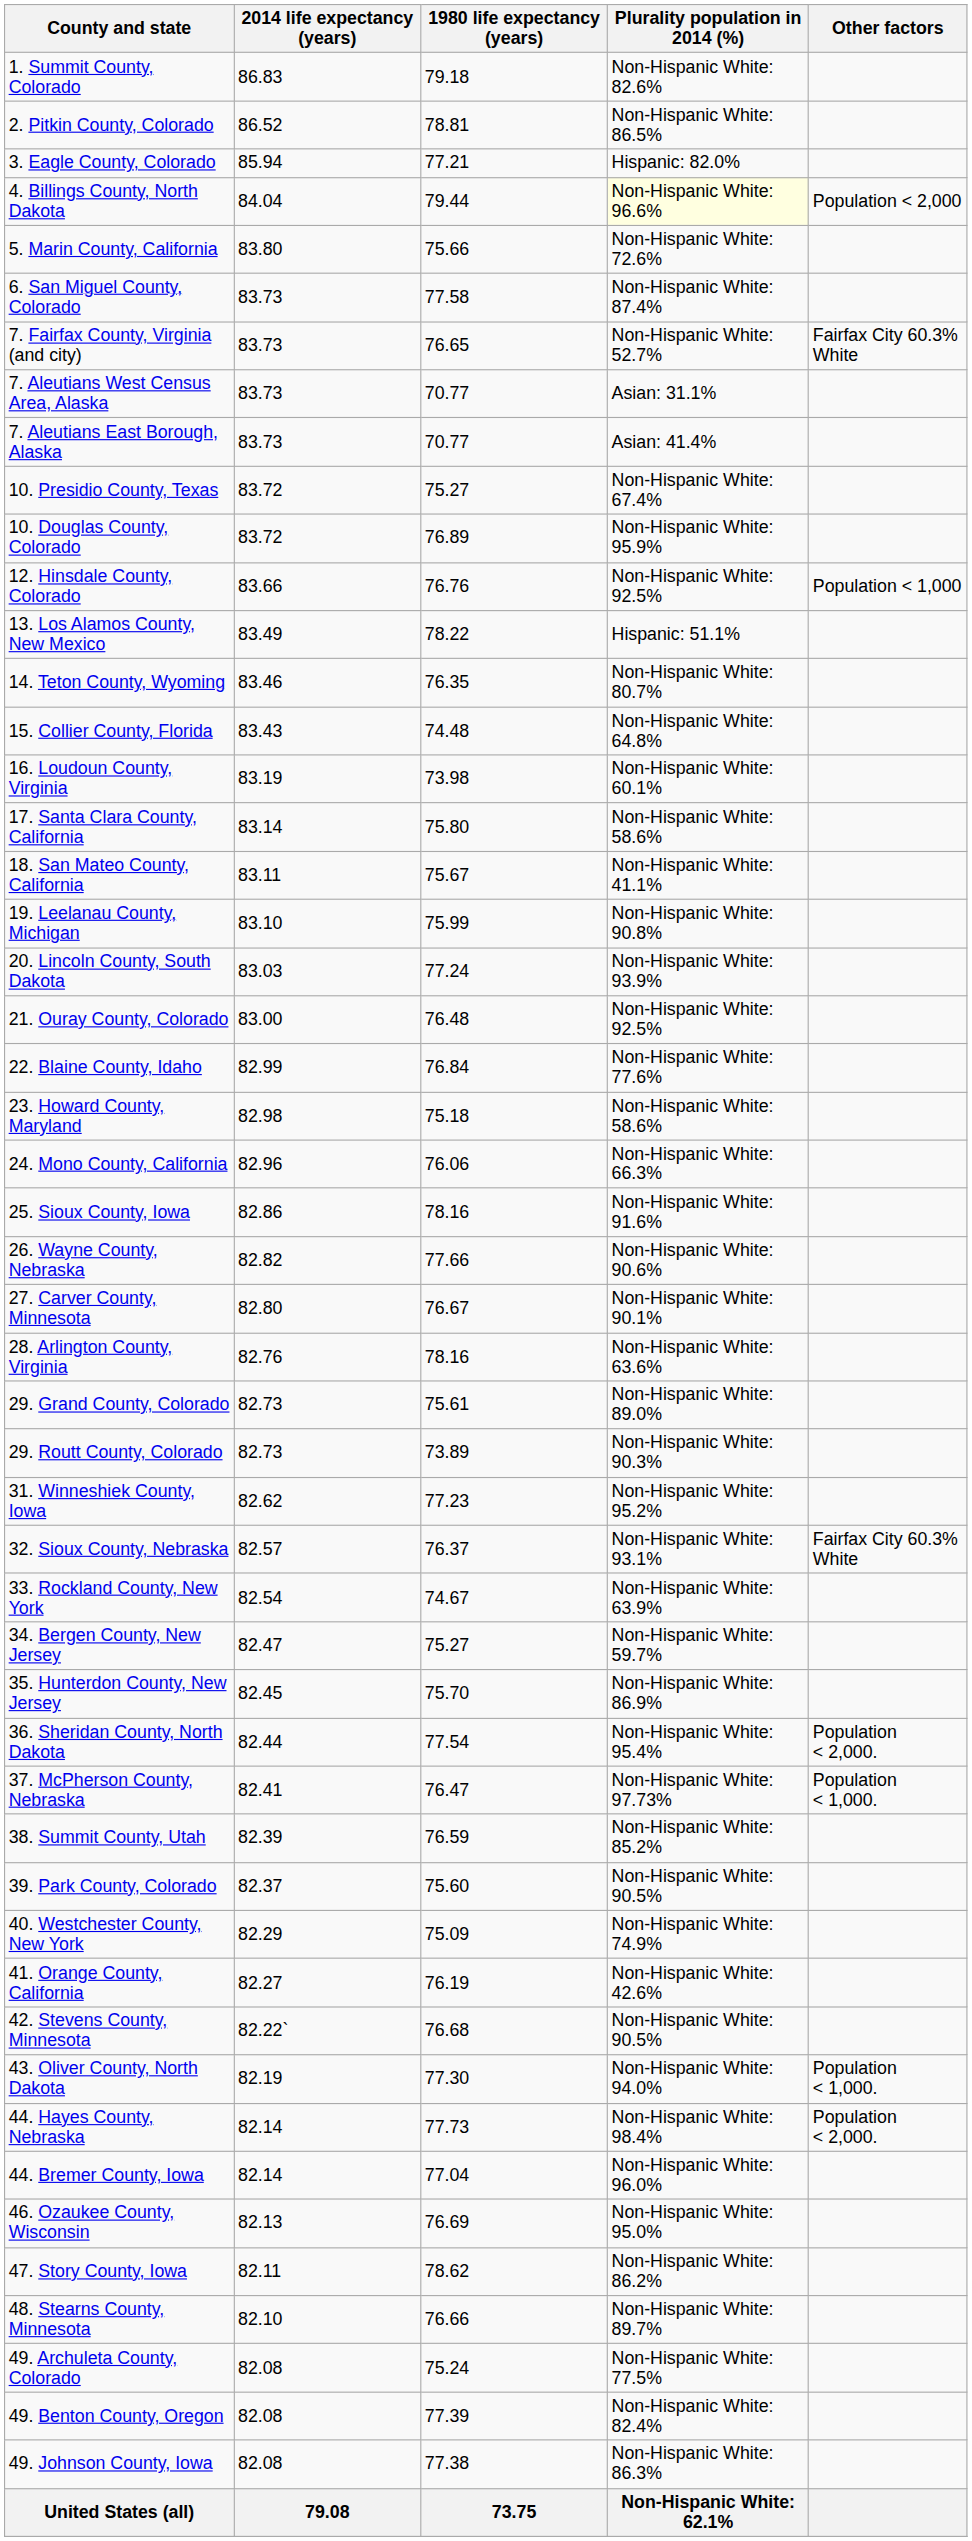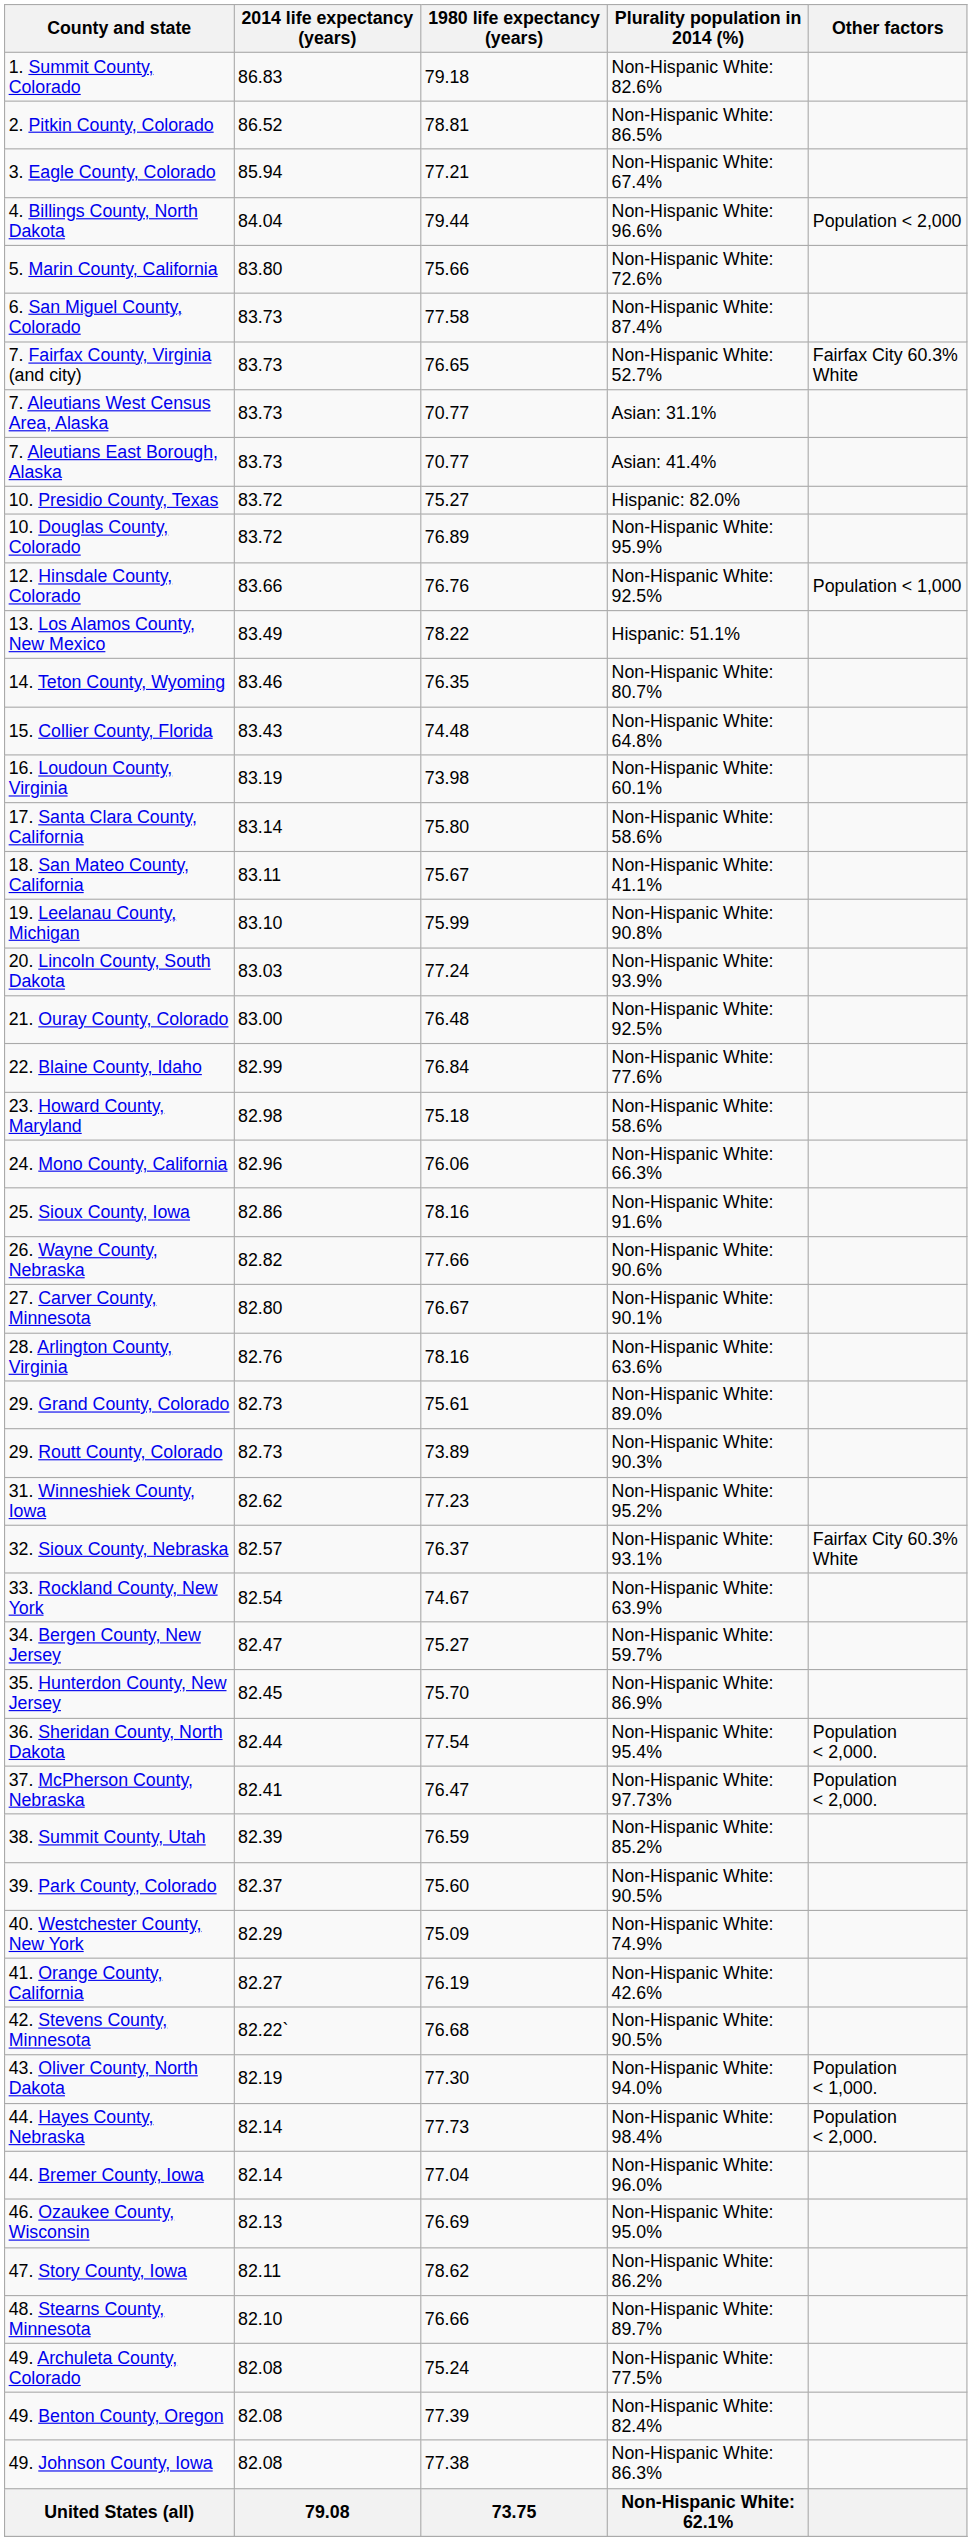(676, 163) Hispanic: 82.0% -> (693, 173) Non-Hispanic White: 67.4%
(693, 201) lightyellow background -> (693, 221) no background
(693, 490) Non-Hispanic White: 67.4% -> (676, 500) Hispanic: 82.0%
(855, 1790) Population < 1,000. -> (855, 1790) Population < 2,000.
